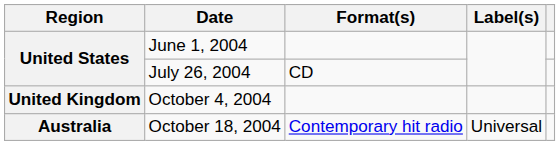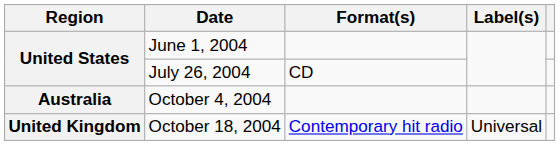(75, 99) United Kingdom -> (75, 99) Australia
(75, 126) Australia -> (75, 126) United Kingdom
